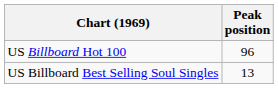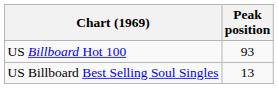(247, 51) 96 -> (247, 51) 93
